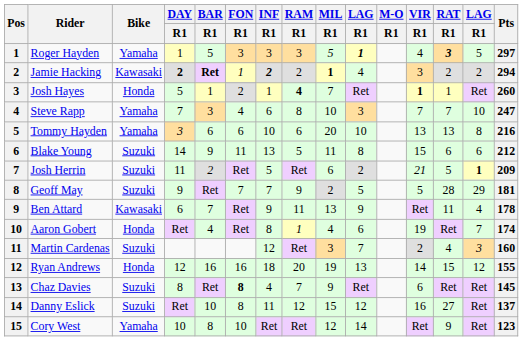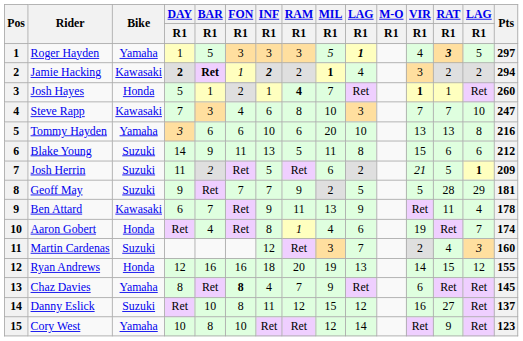(139, 111) Yamaha -> (139, 111) Kawasaki
(139, 287) Suzuki -> (139, 287) Yamaha
